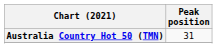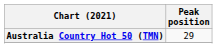(189, 36) 31 -> (189, 36) 29
